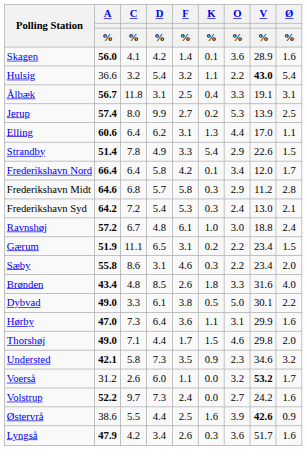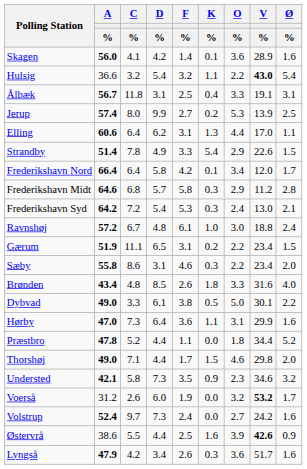+ row: (26, 341)
(185, 379) 1.1 -> (185, 397) 1.9
(108, 397) 52.2 -> (108, 416) 52.4
